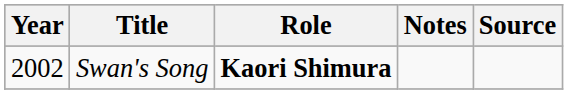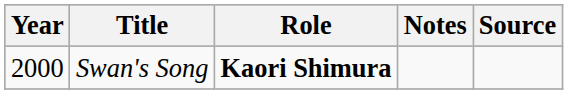(37, 67) 2002 -> (37, 67) 2000
